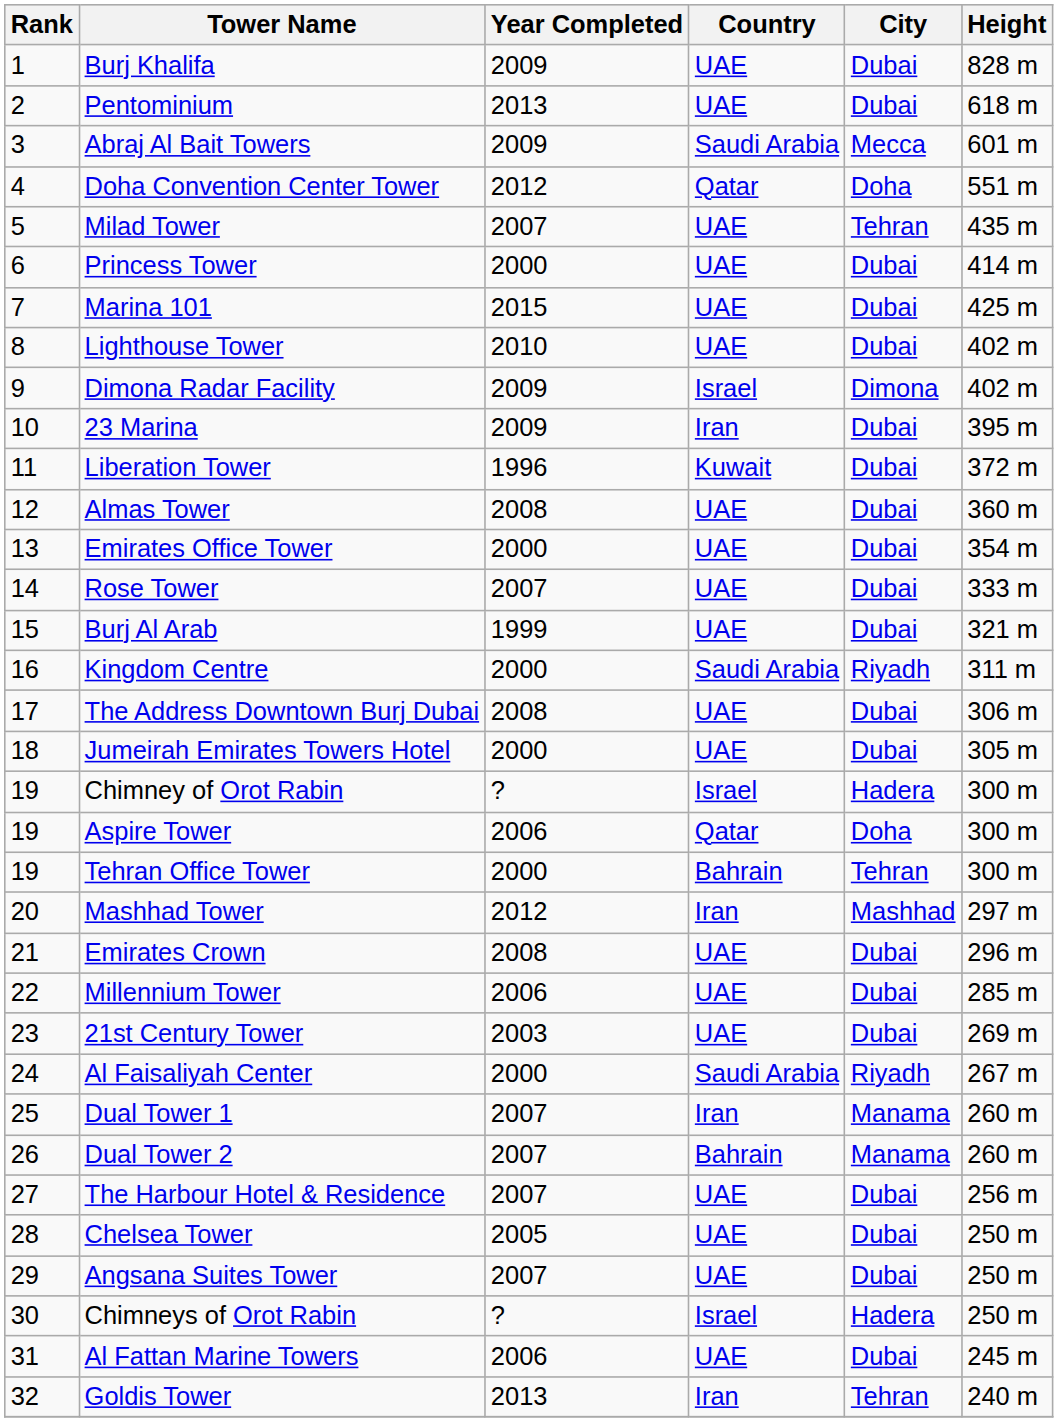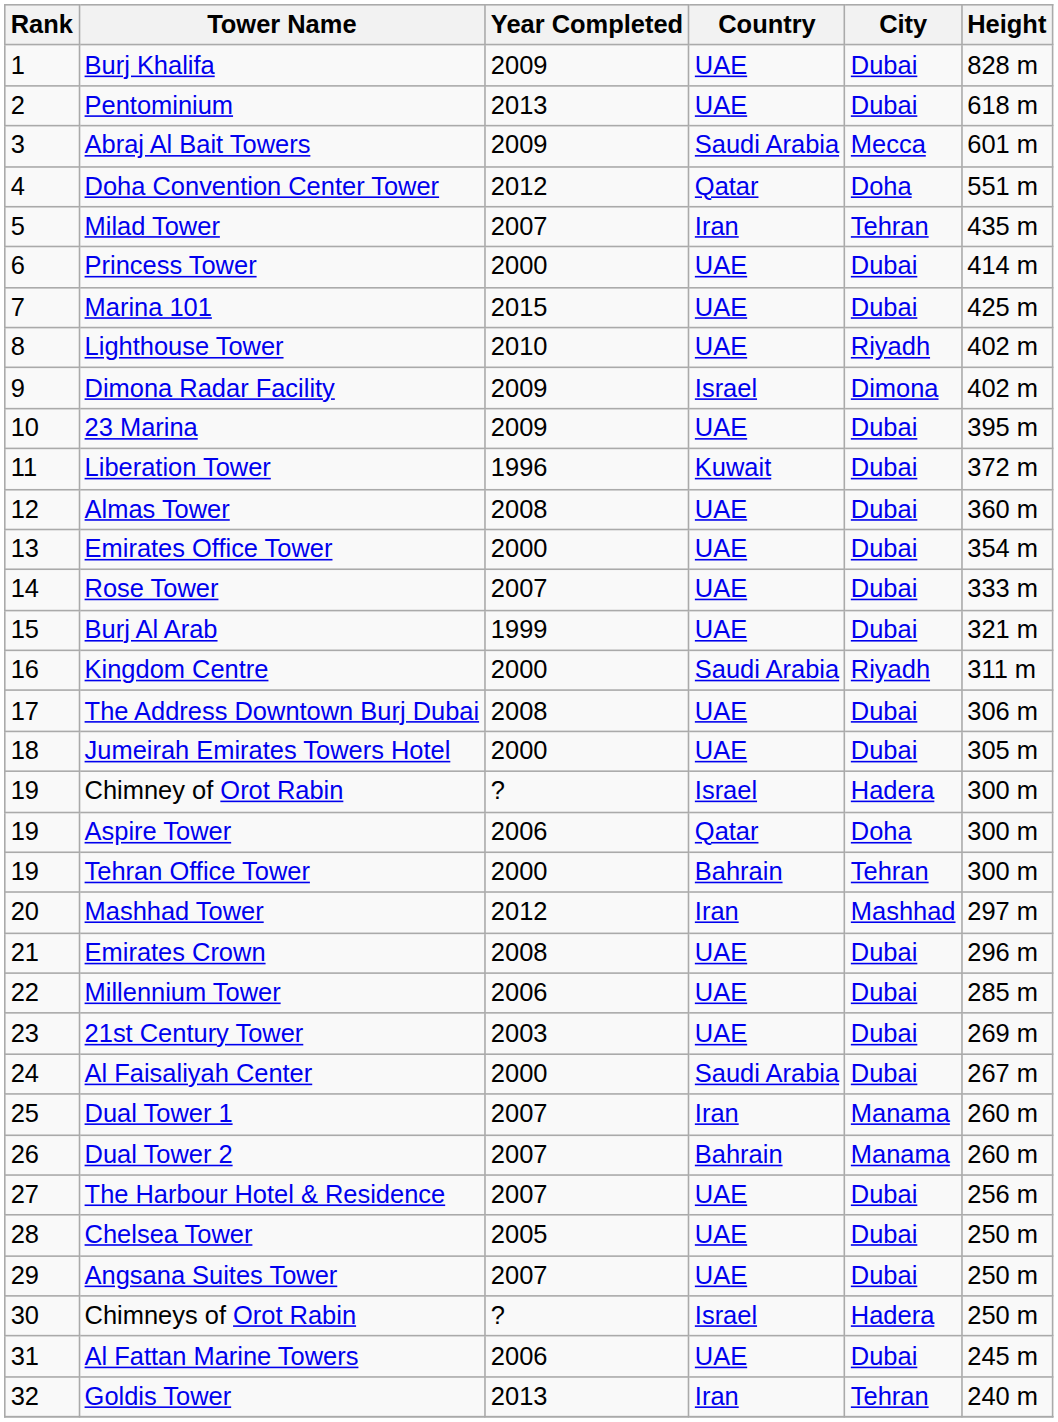(721, 226) UAE -> (717, 226) Iran
(884, 347) Dubai -> (890, 347) Riyadh
(717, 428) Iran -> (721, 428) UAE
(890, 1073) Riyadh -> (884, 1073) Dubai
